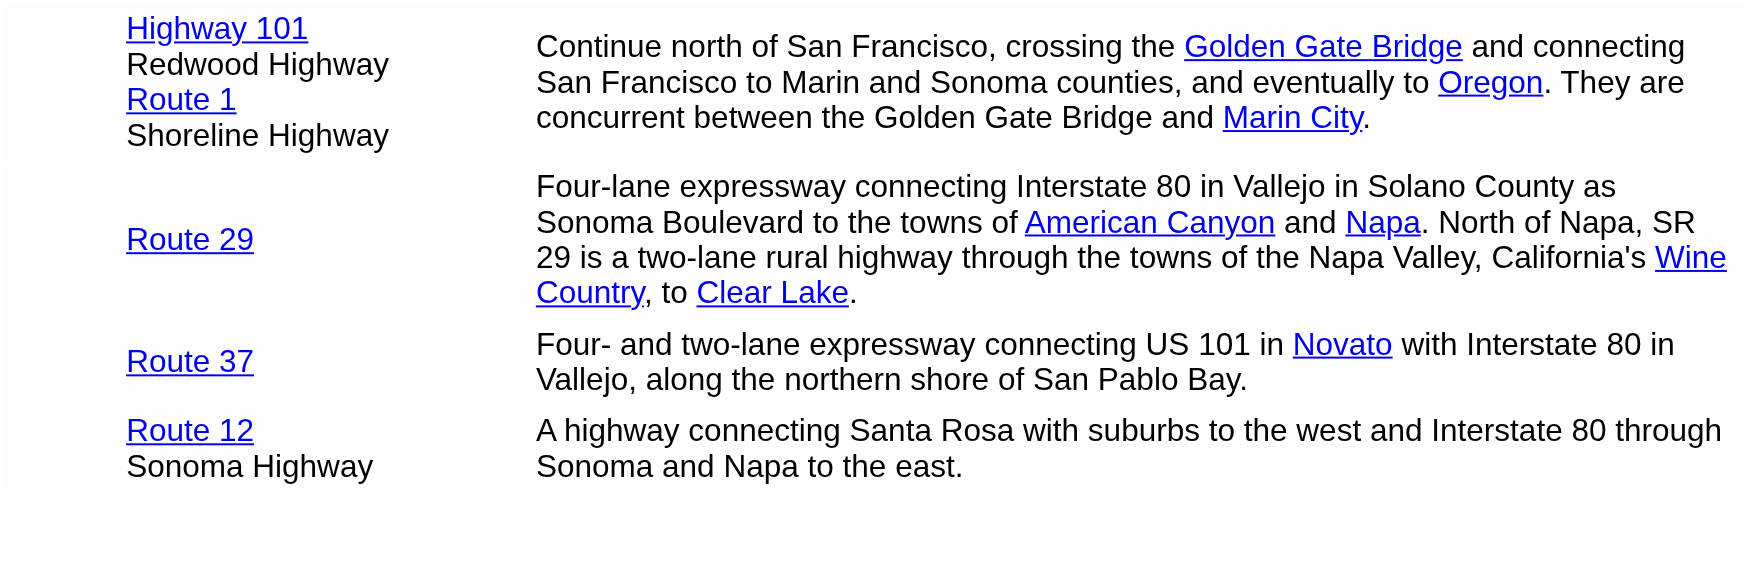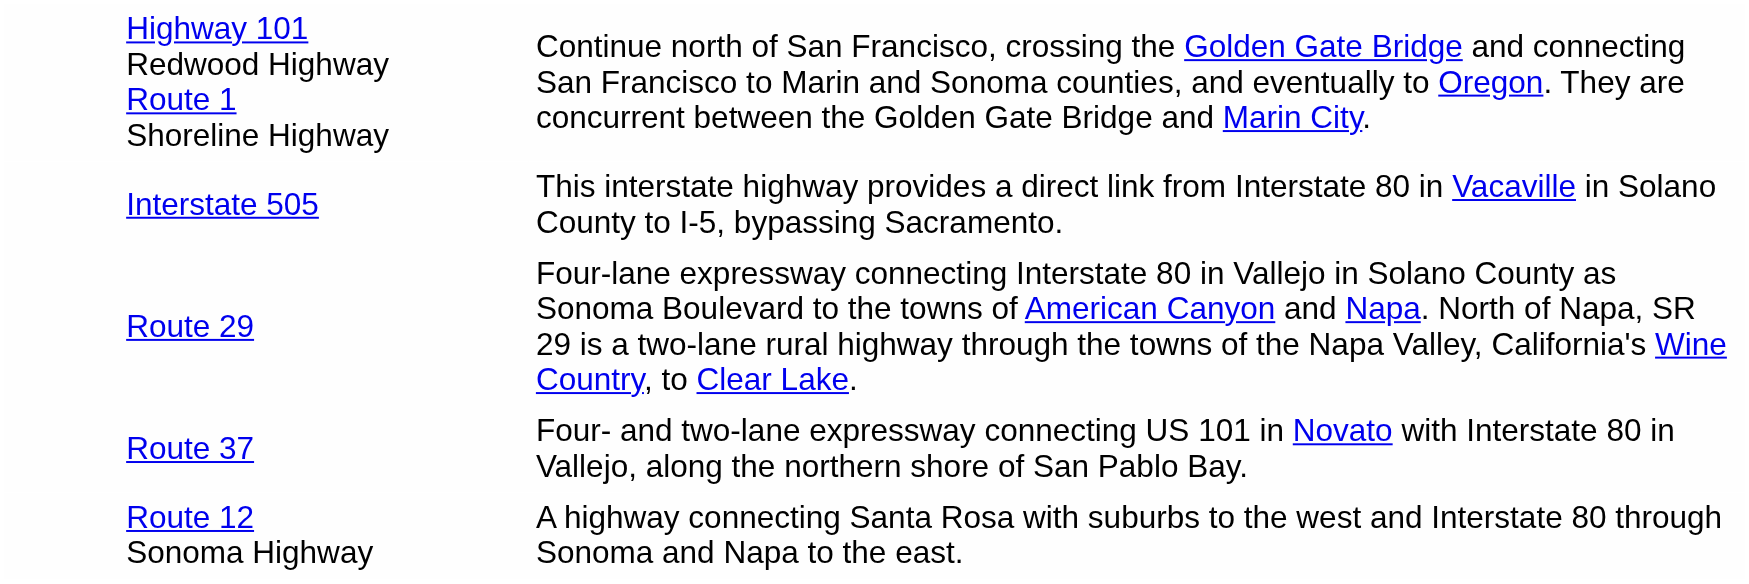+ row: (223, 204)
